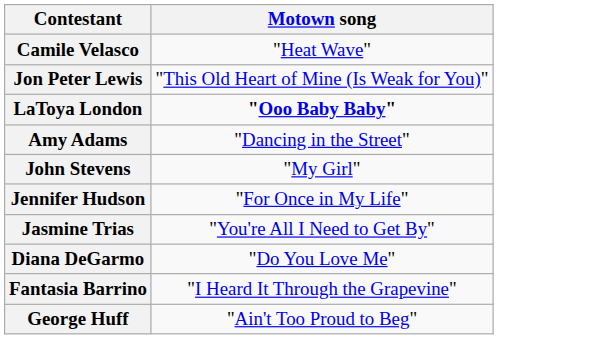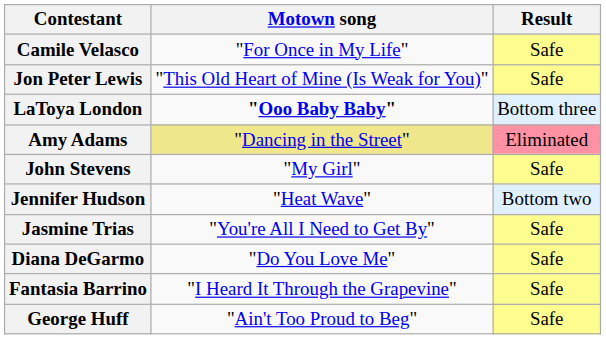+ column: (547, 19)
(322, 49) "Heat Wave" -> (322, 49) "For Once in My Life"
(322, 139) no background -> (322, 139) khaki background
(322, 199) "For Once in My Life" -> (322, 199) "Heat Wave"
